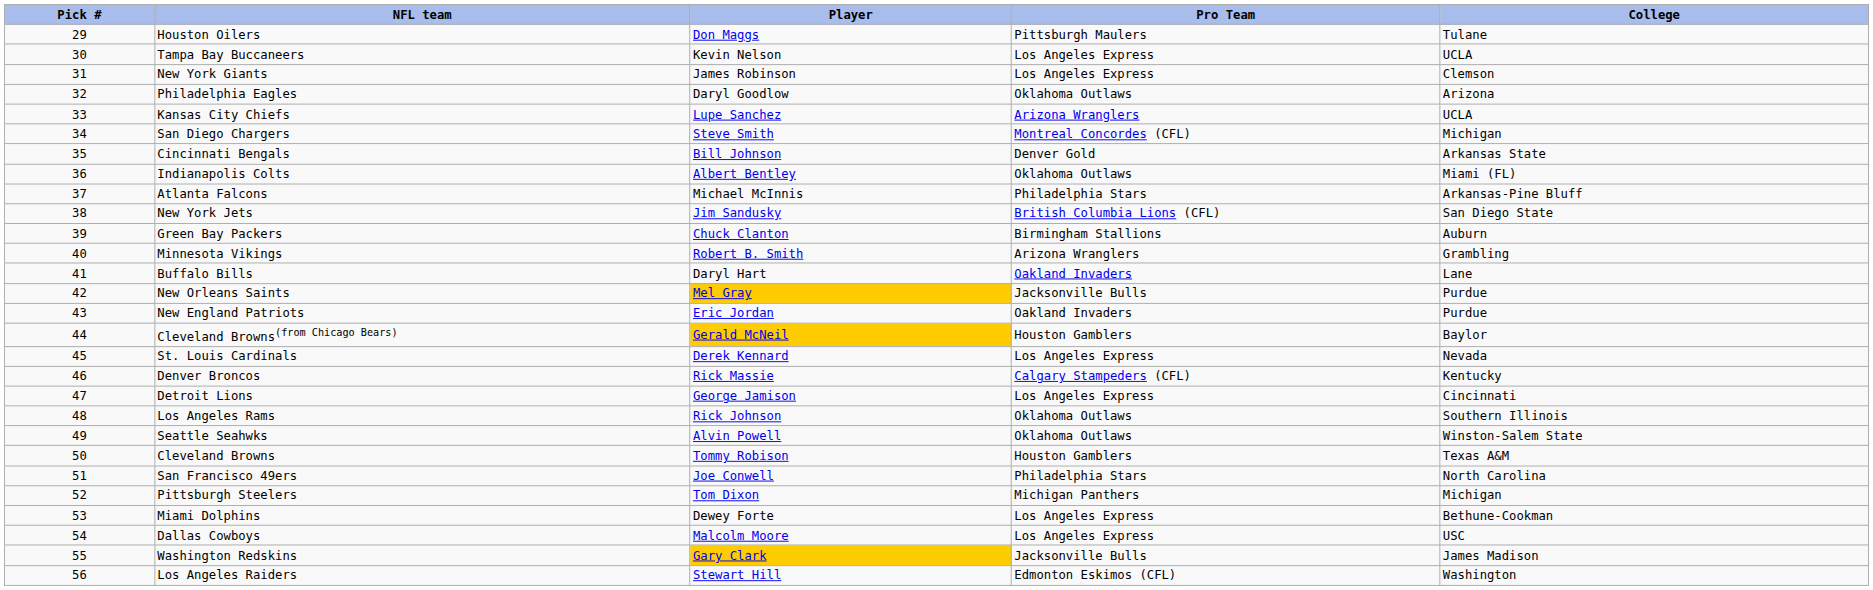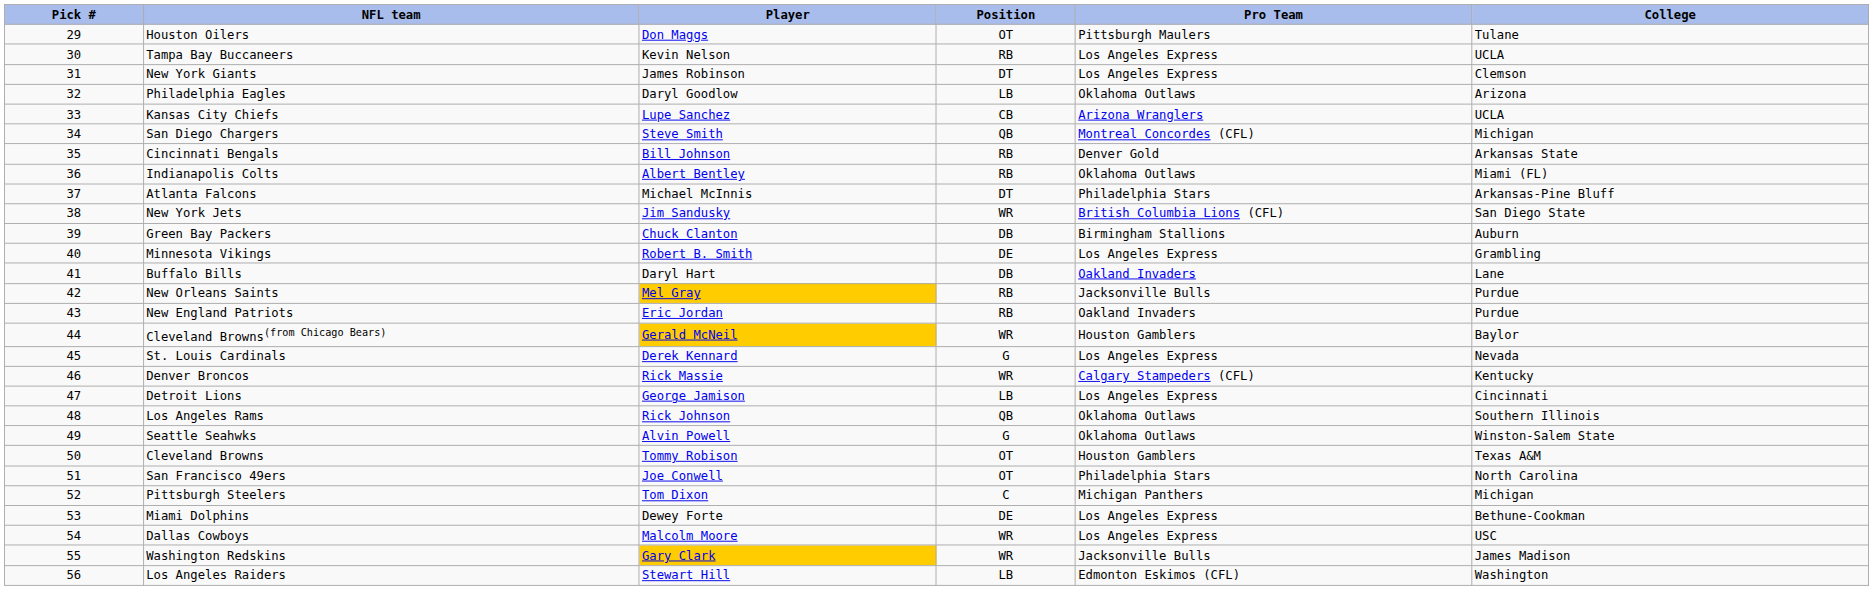+ column: (1006, 14)
(1077, 253) Arizona Wranglers -> (1148, 253) Los Angeles Express
